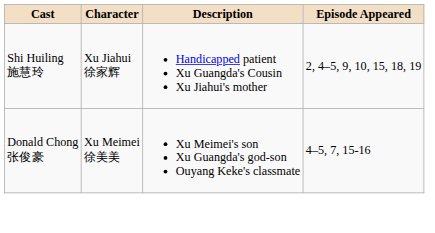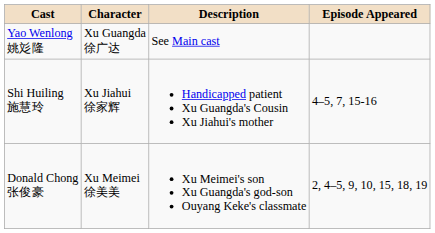+ row: (40, 40)
(364, 66) 2, 4–5, 9, 10, 15, 18, 19 -> (344, 101) 4–5, 7, 15-16
(338, 150) 4–5, 7, 15-16 -> (370, 185) 2, 4–5, 9, 10, 15, 18, 19
